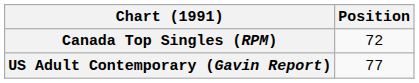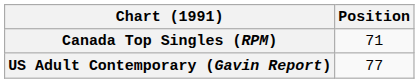(374, 41) 72 -> (374, 41) 71
